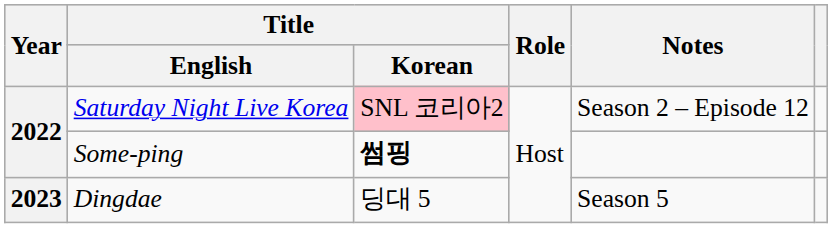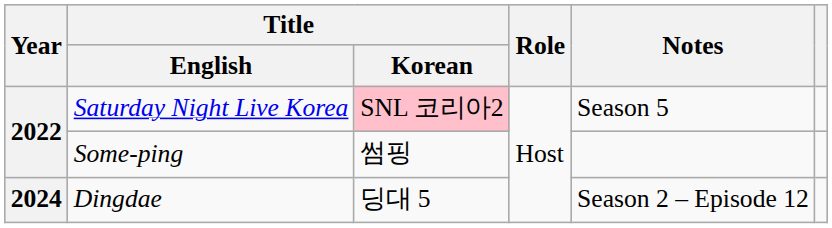(693, 108) Season 2 – Episode 12 -> (623, 108) Season 5
(386, 152) bold -> (386, 153) normal
(36, 199) 2023 -> (36, 199) 2024
(623, 199) Season 5 -> (693, 199) Season 2 – Episode 12
